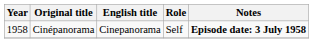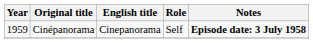(17, 29) 1958 -> (17, 29) 1959
